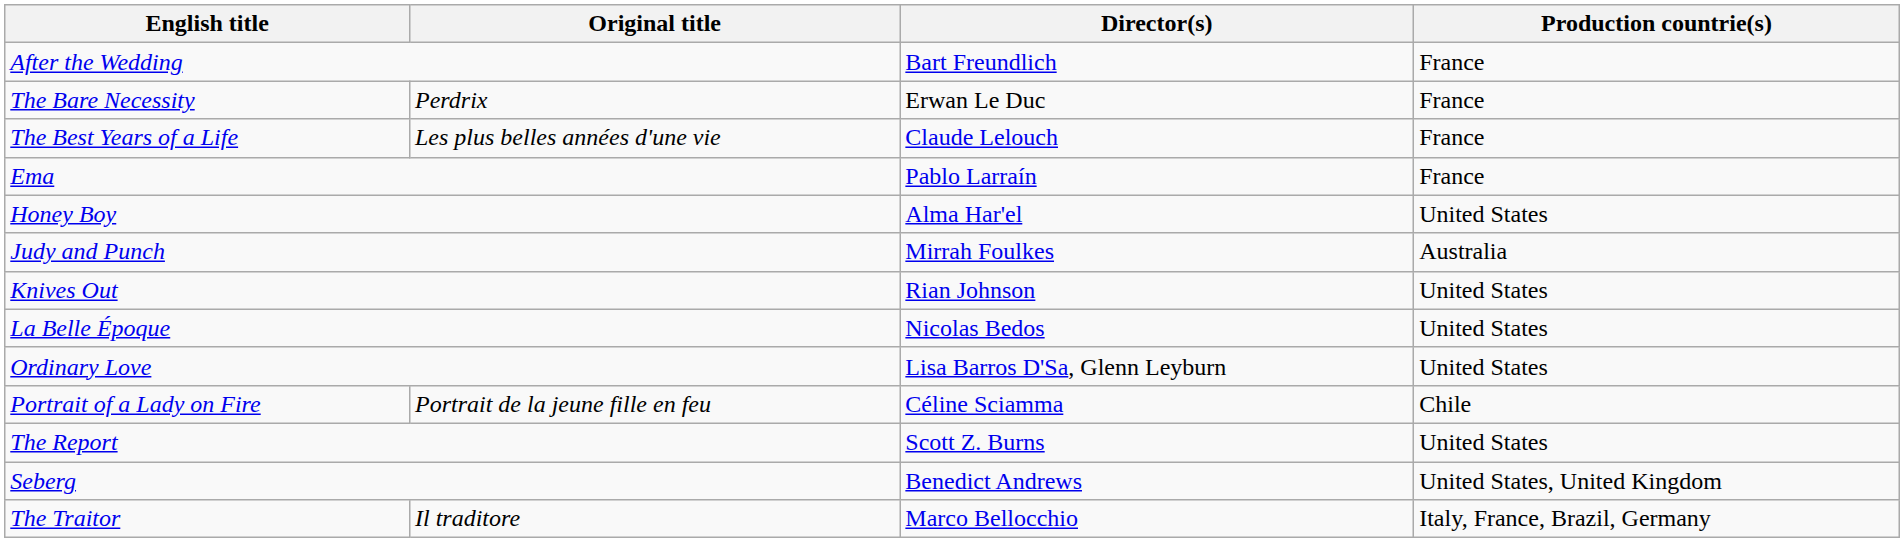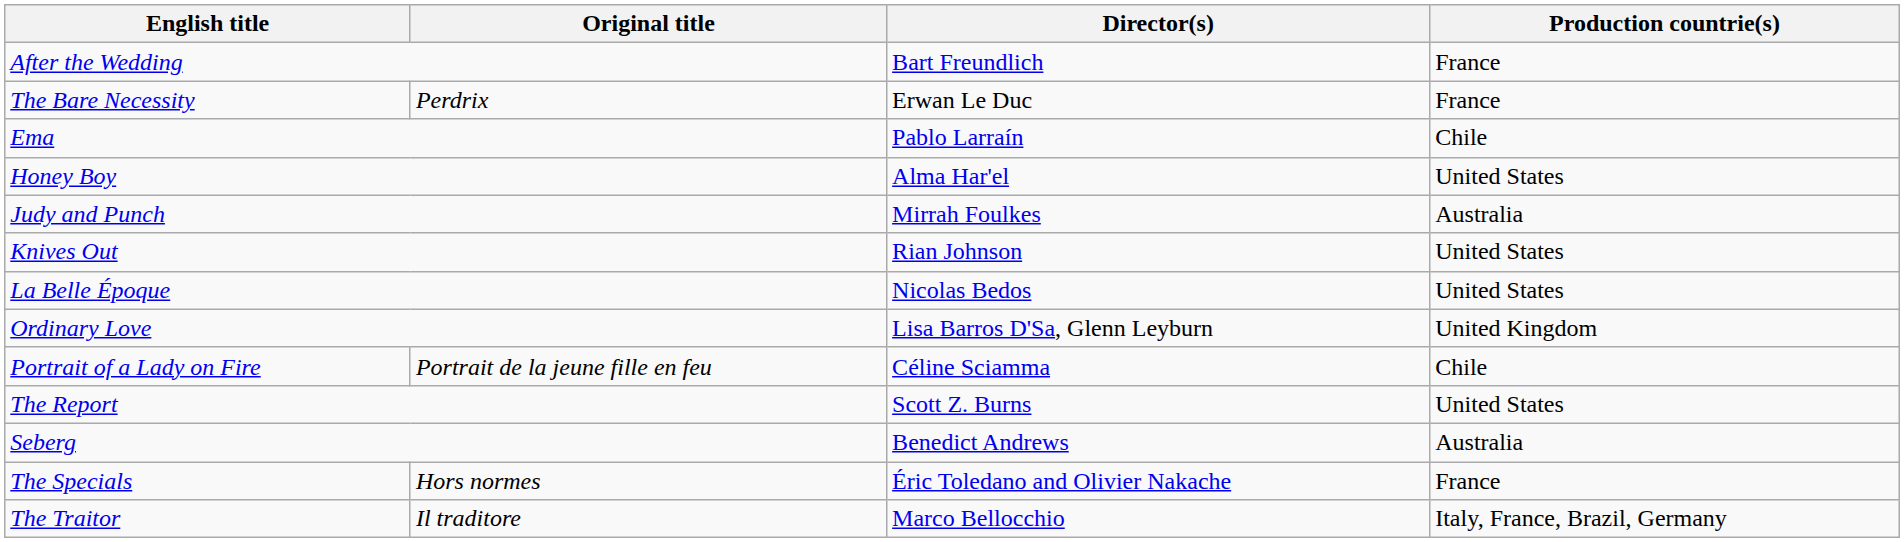- row: (124, 137)
(1452, 175) France -> (1461, 137) Chile
(1484, 366) United States -> (1516, 328) United Kingdom
(1571, 480) United States, United Kingdom -> (1479, 442) Australia
+ row: (71, 480)
